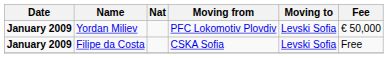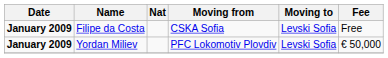rows swapped: (107, 28) <-> (110, 45)
